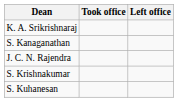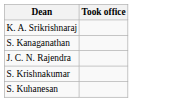- column: (150, 12)
